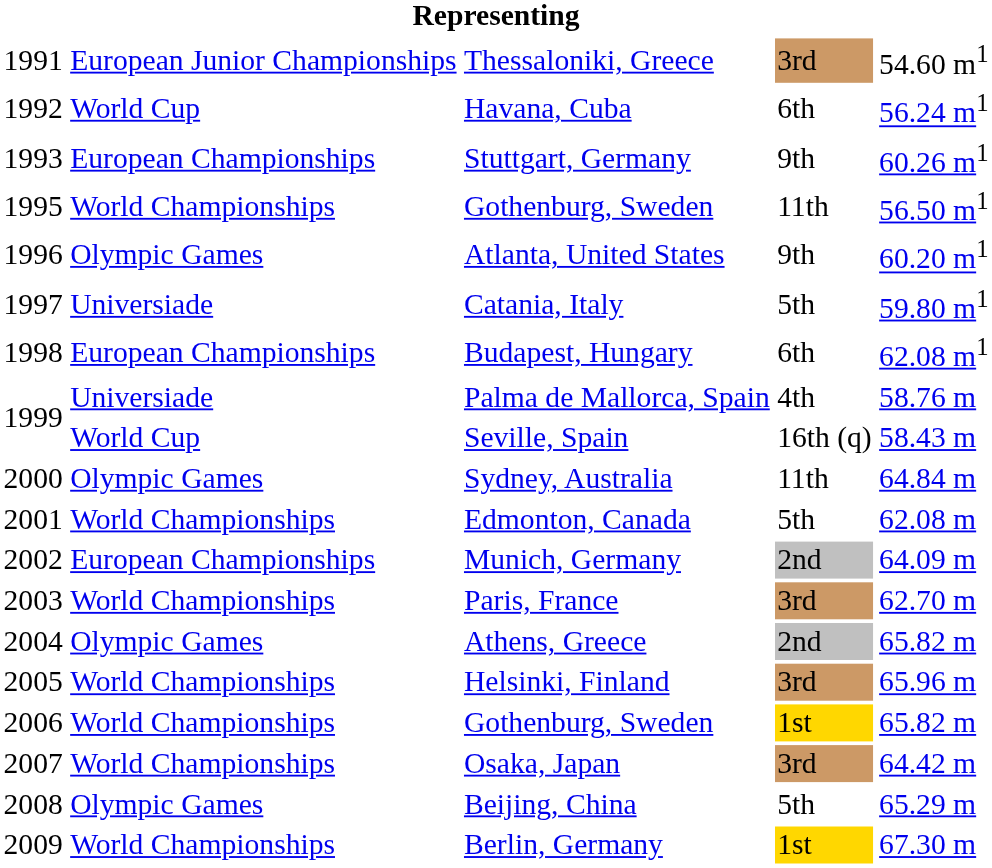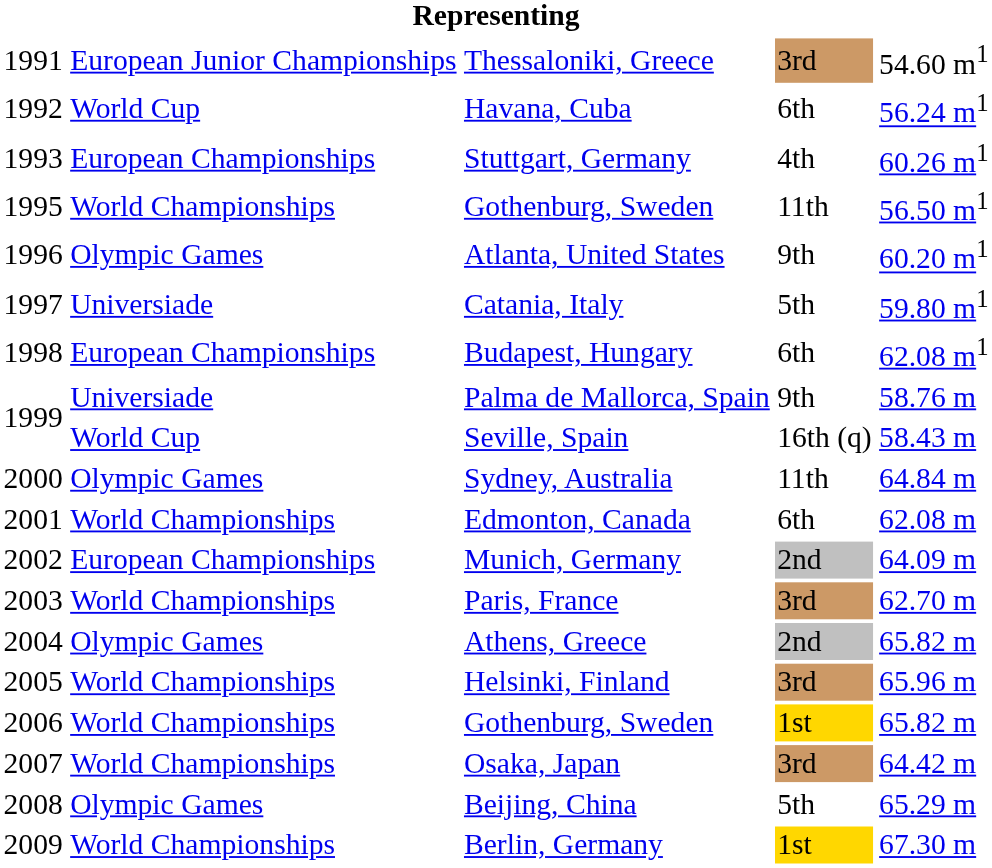(796, 157) 9th -> (796, 157) 4th
(796, 397) 4th -> (796, 397) 9th
(796, 519) 5th -> (796, 519) 6th
